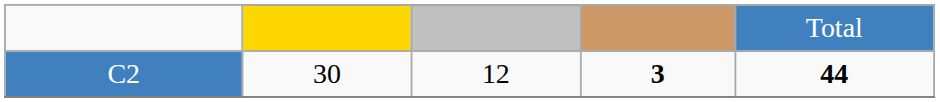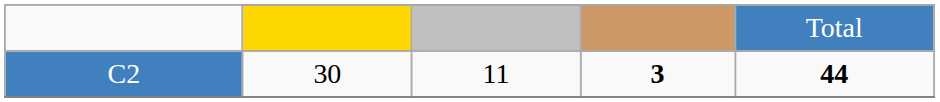(496, 73) 12 -> (496, 73) 11
